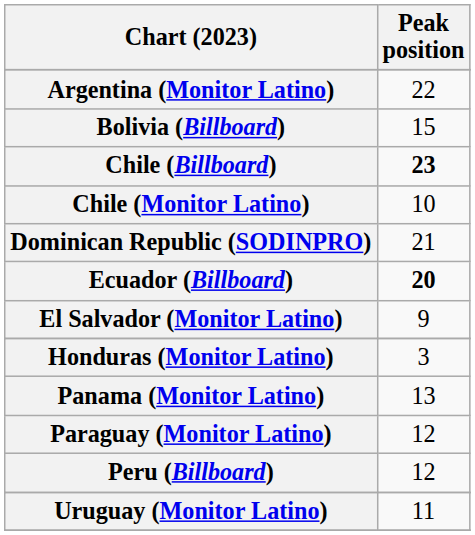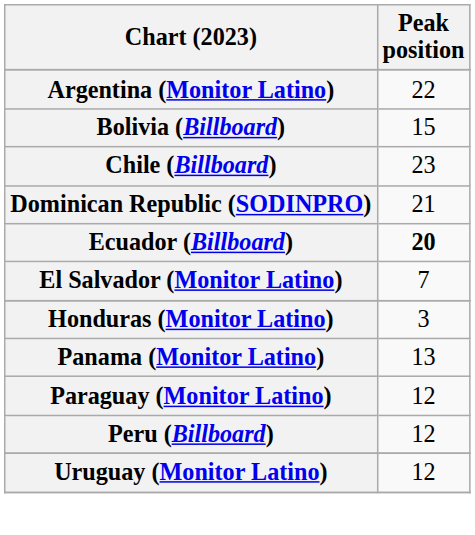(423, 165) bold -> (423, 165) normal
- row: (191, 204)
(423, 319) 9 -> (423, 280) 7
(423, 510) 11 -> (423, 472) 12
